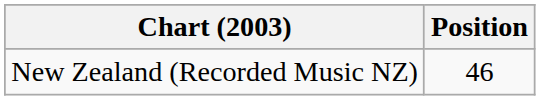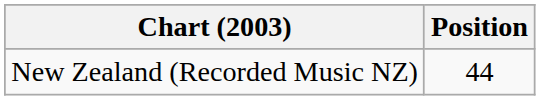(479, 71) 46 -> (479, 71) 44
